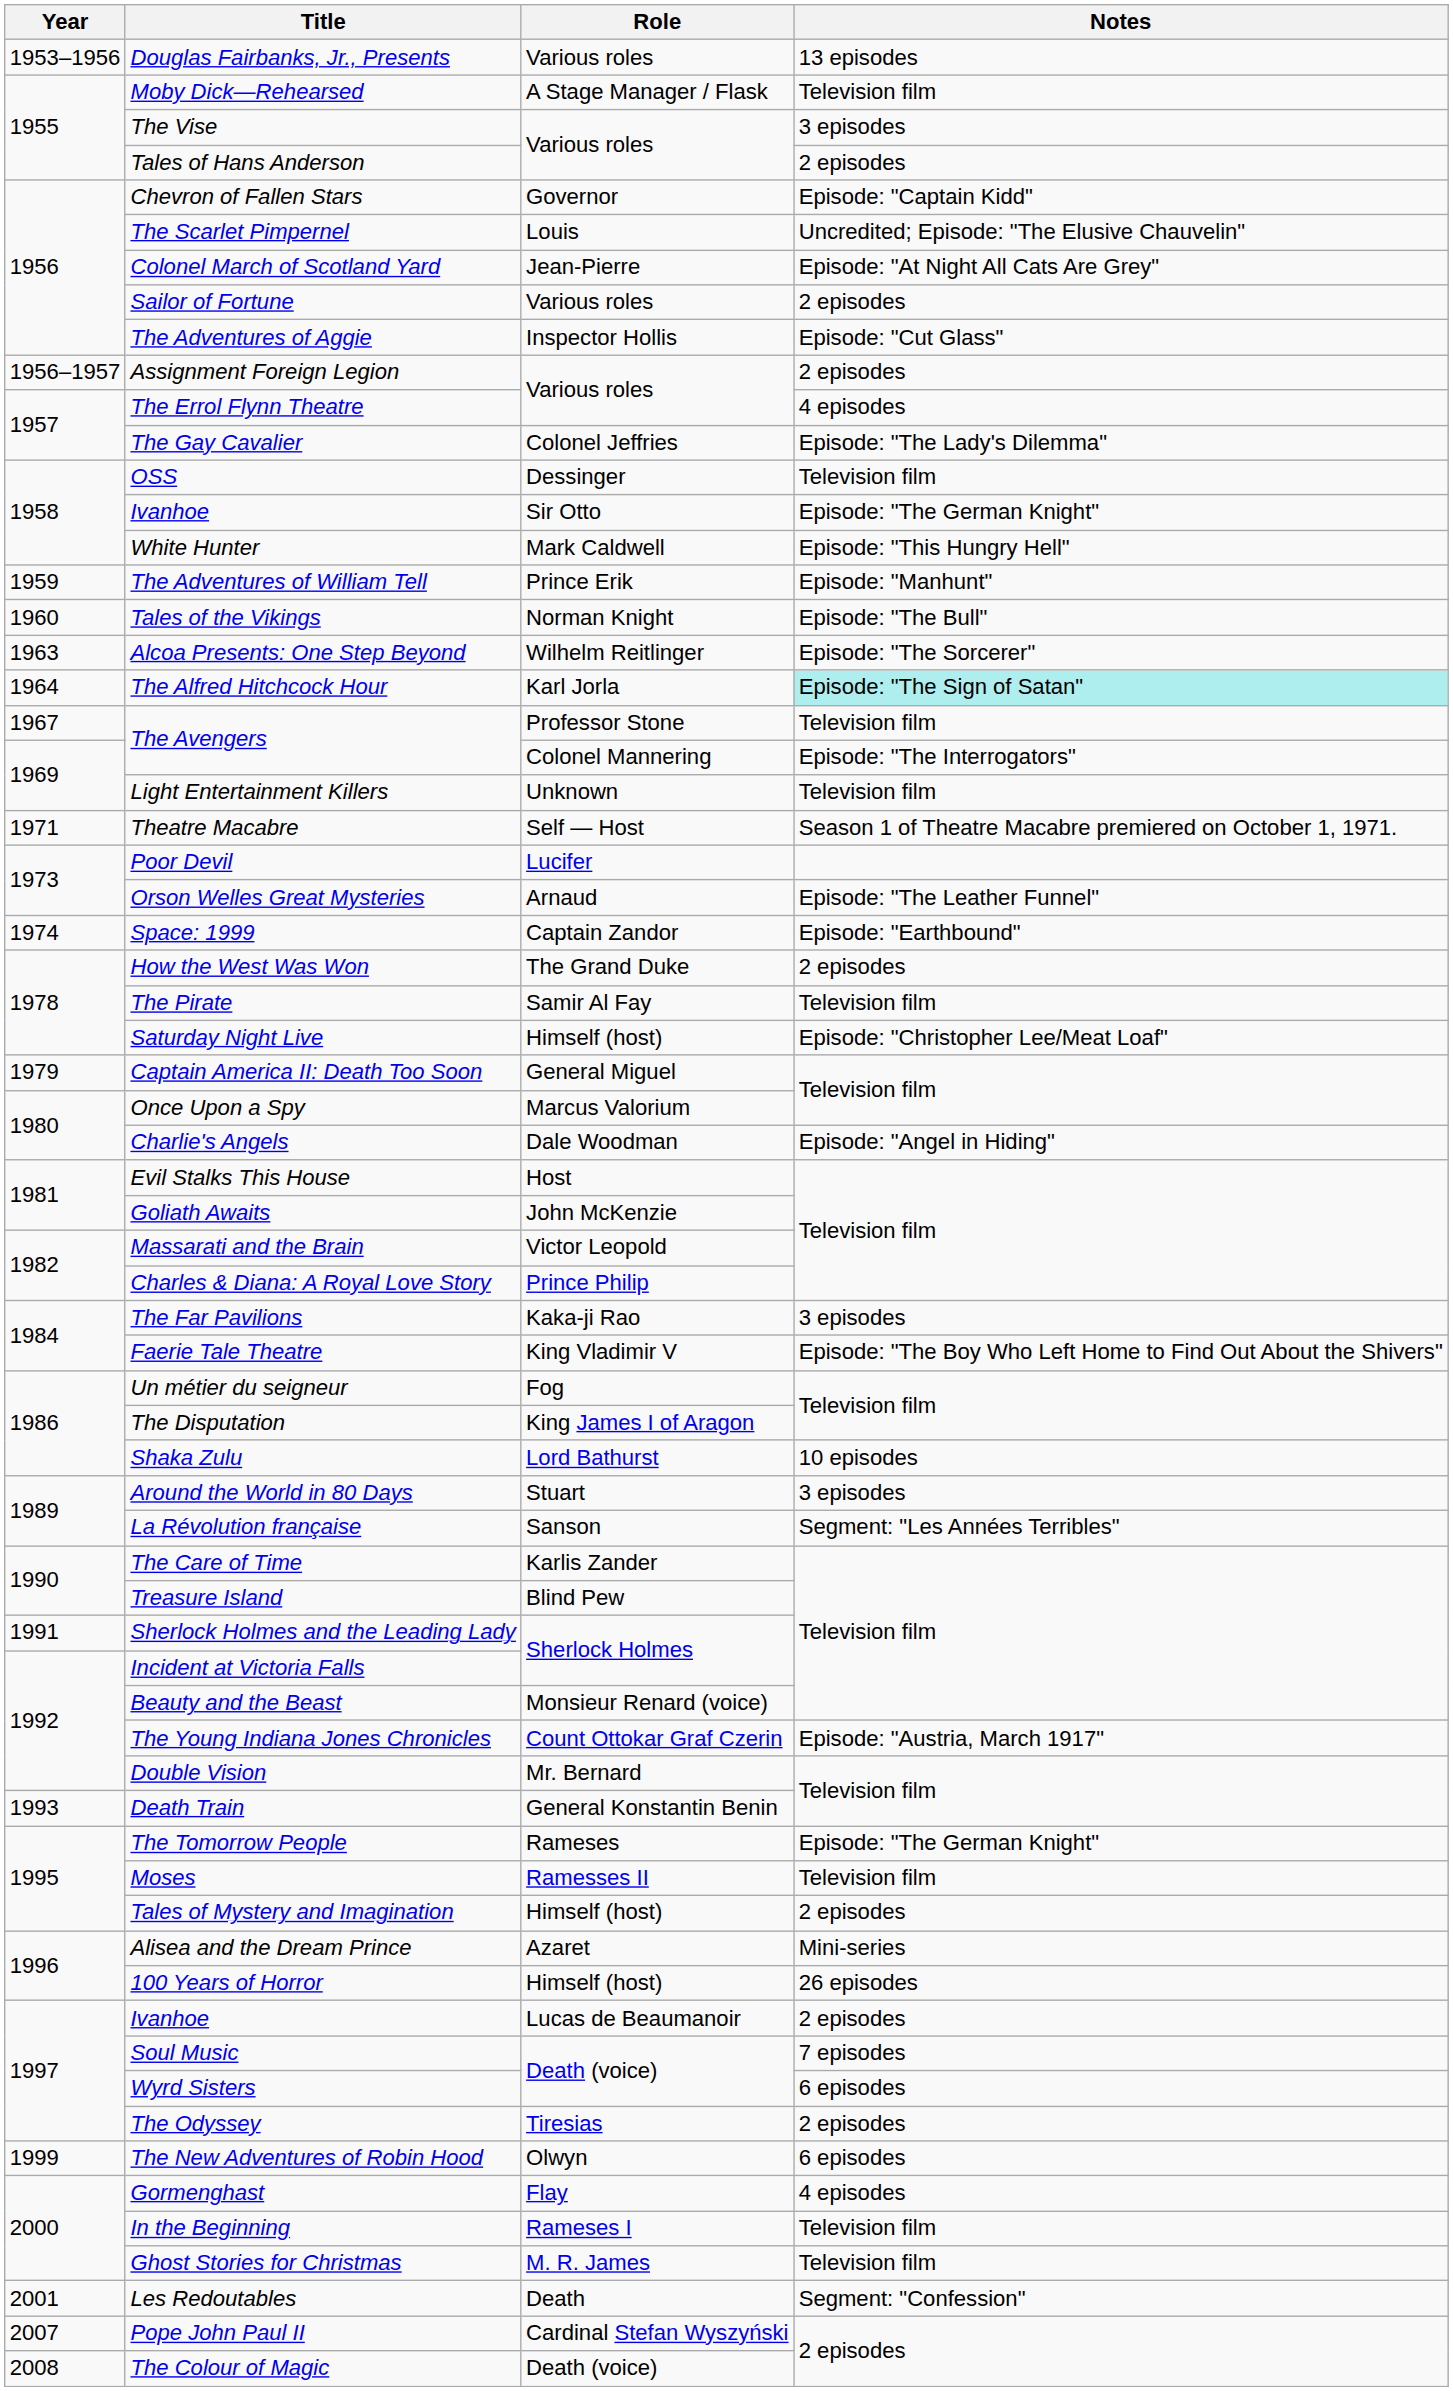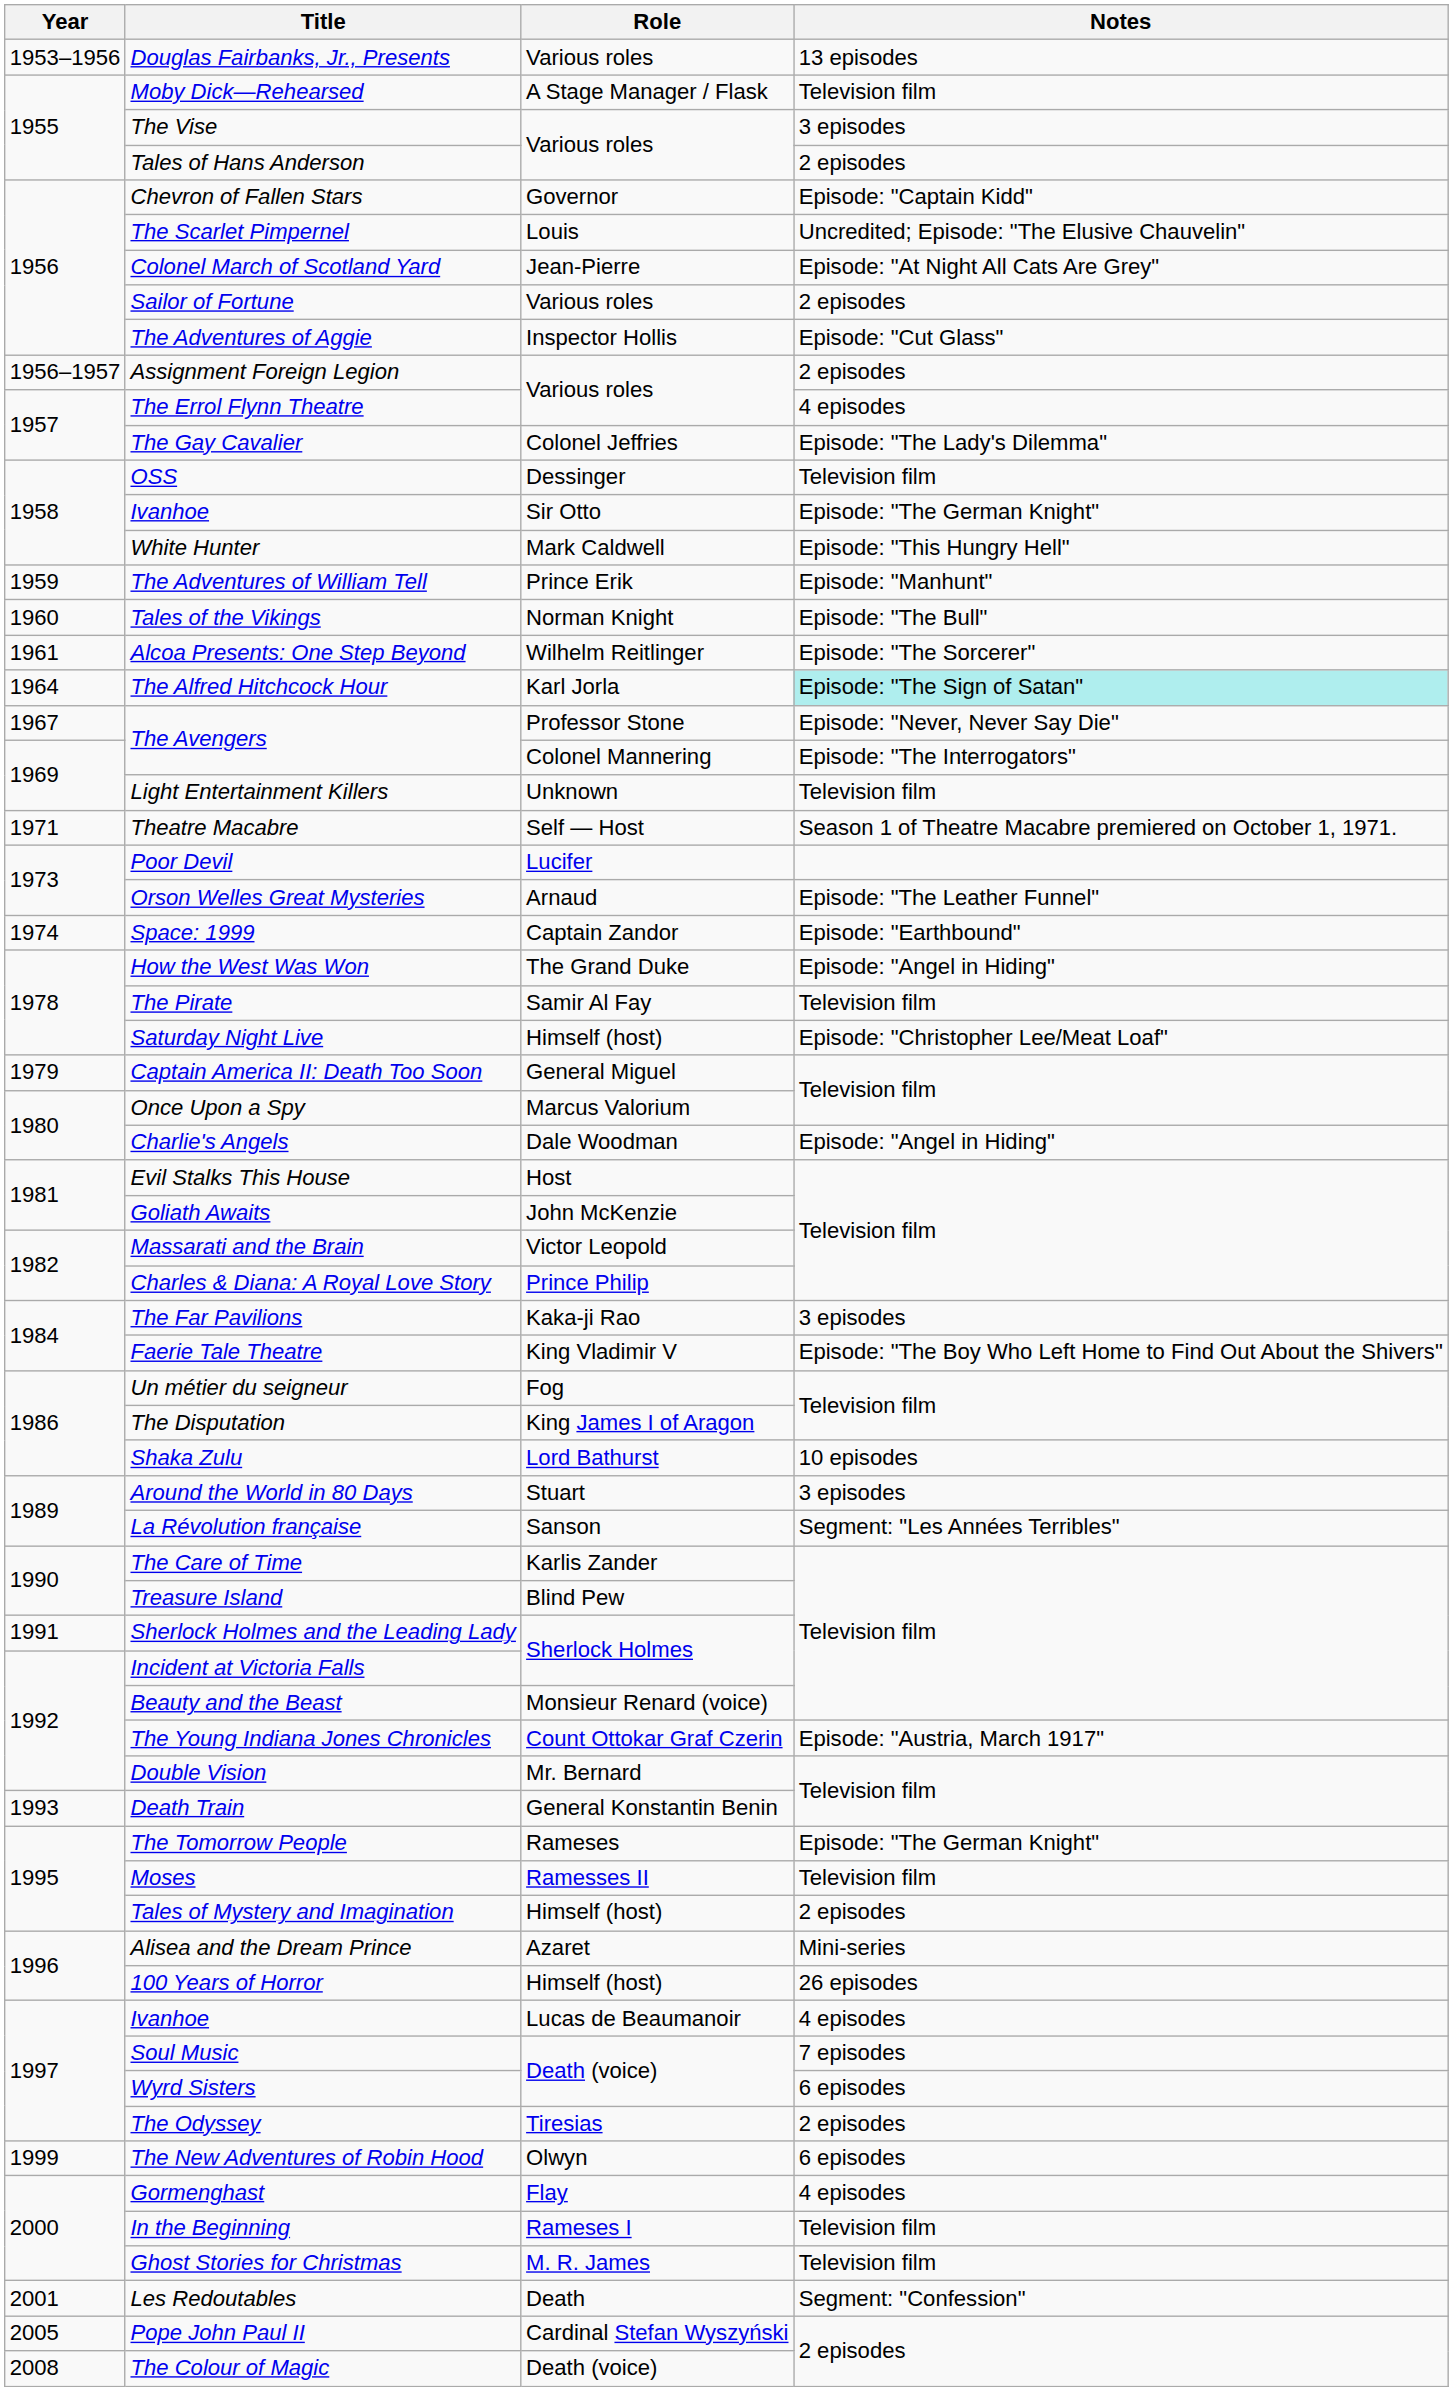(34, 652) 1963 -> (34, 652) 1961
(867, 722) Television film -> (959, 722) Episode: "Never, Never Say Die"
(852, 967) 2 episodes -> (927, 967) Episode: "Angel in Hiding"
(852, 2018) 2 episodes -> (852, 2018) 4 episodes
(34, 2333) 2007 -> (34, 2333) 2005
